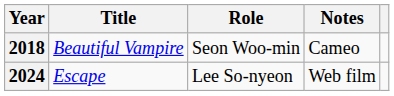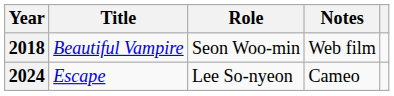(334, 47) Cameo -> (342, 47) Web film
(342, 76) Web film -> (334, 76) Cameo
